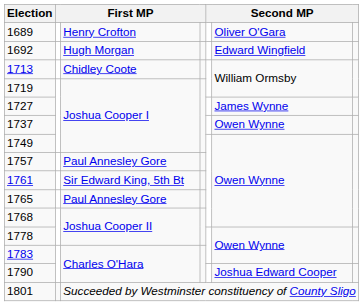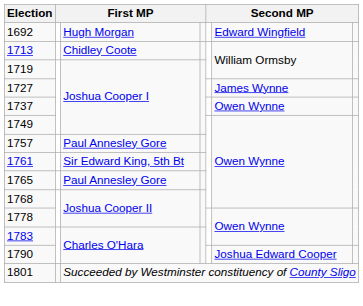- row: (20, 32)
